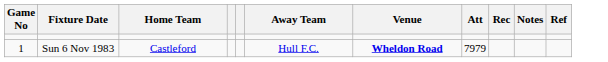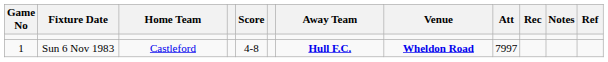+ column: (251, 19)
(299, 48) normal -> (330, 48) bold
(475, 48) 7979 -> (506, 48) 7997
